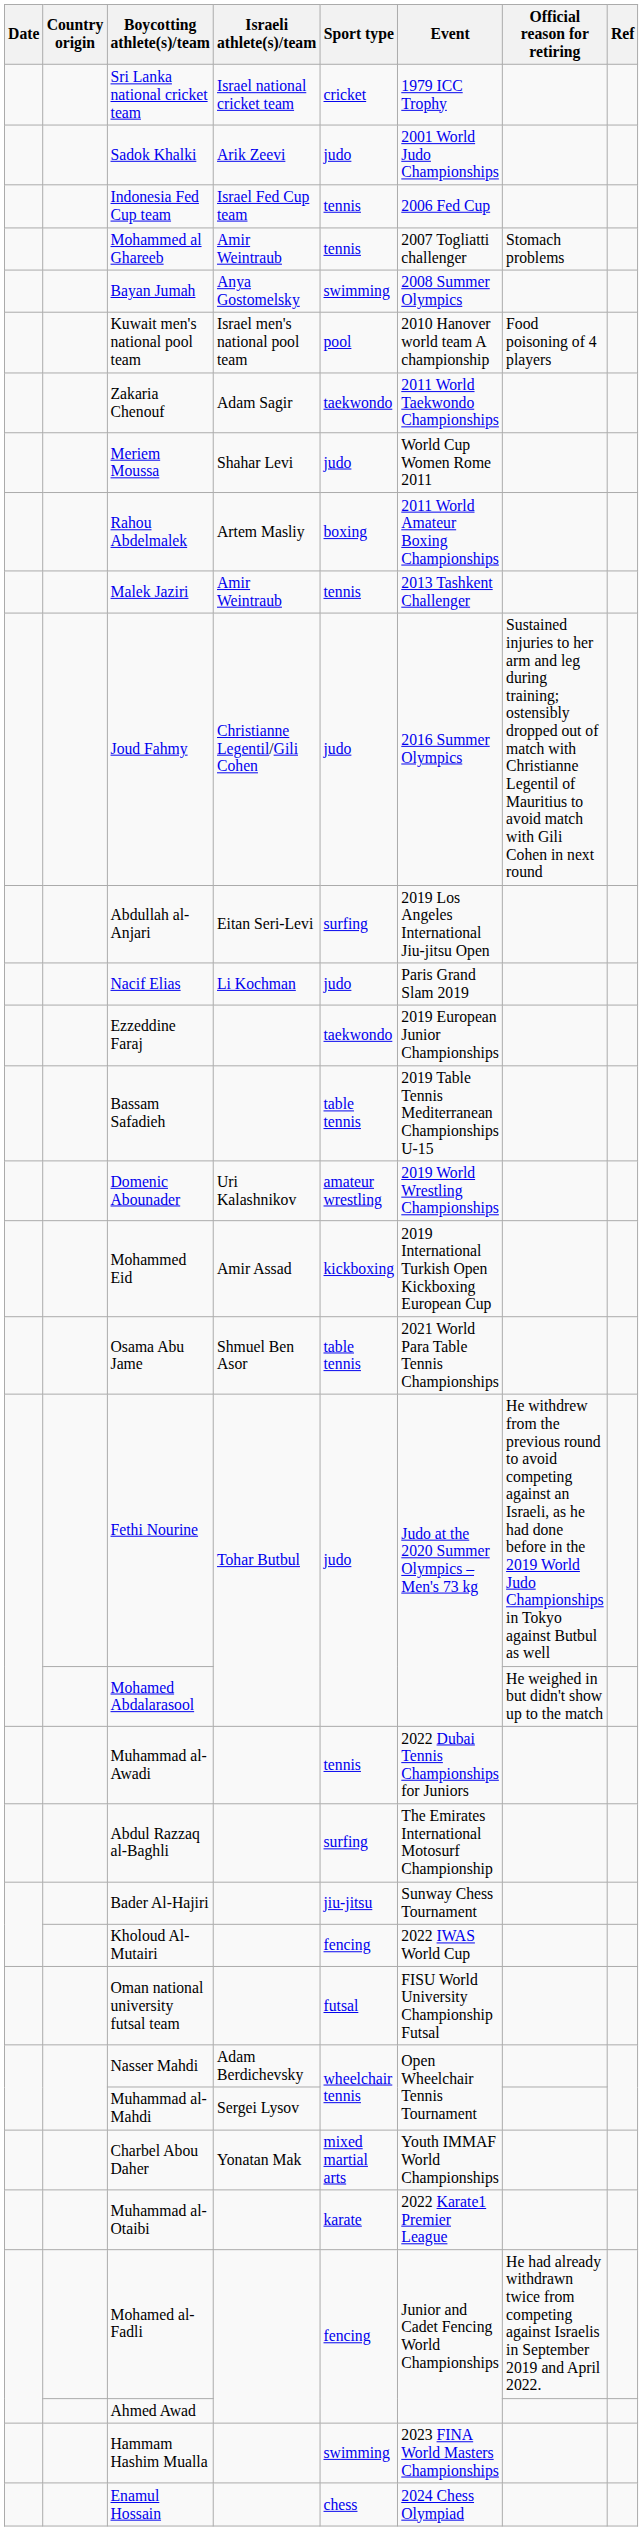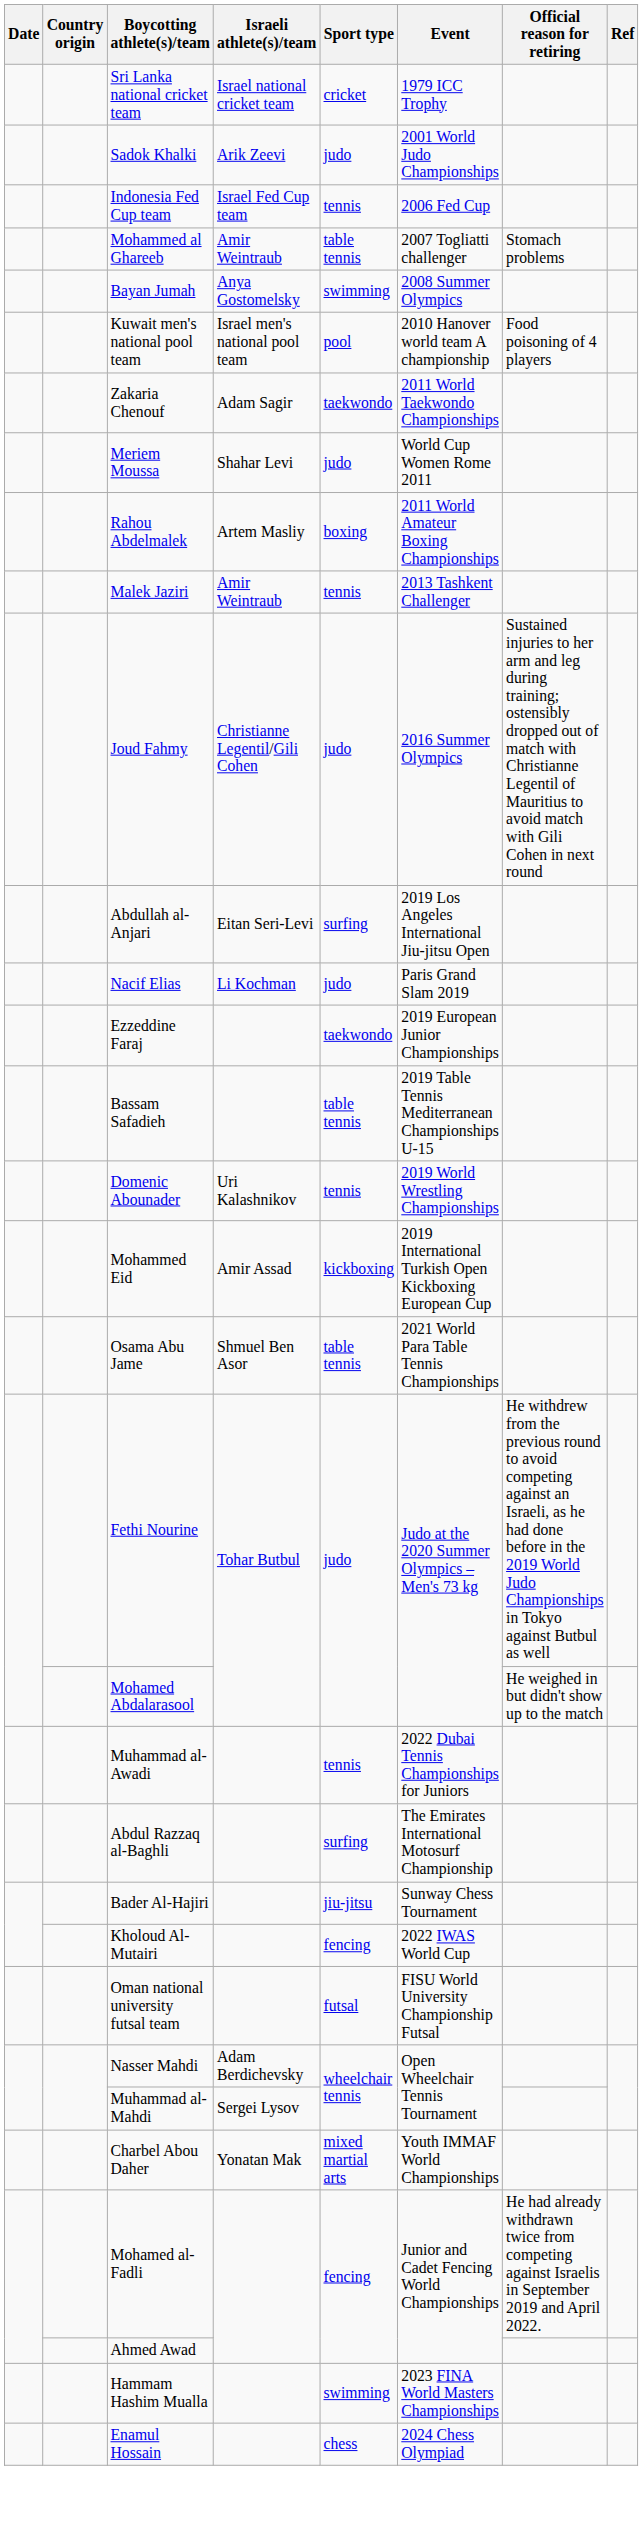(342, 248) tennis -> (342, 248) table tennis
(353, 1190) amateur wrestling -> (342, 1190) tennis
- row: (159, 2219)
